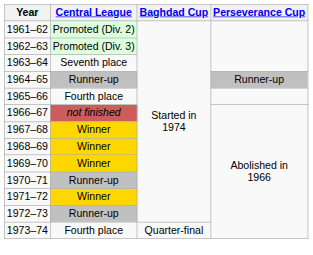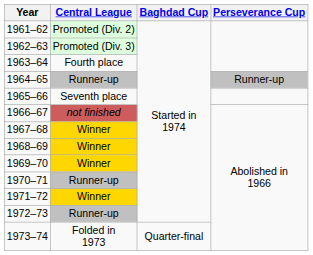(94, 63) Seventh place -> (94, 63) Fourth place
(94, 96) Fourth place -> (94, 96) Seventh place
(94, 230) Fourth place -> (94, 236) Folded in 1973
